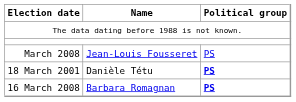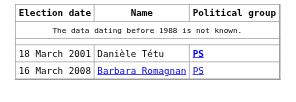- row: (52, 53)
(209, 87) bold -> (198, 70) normal
